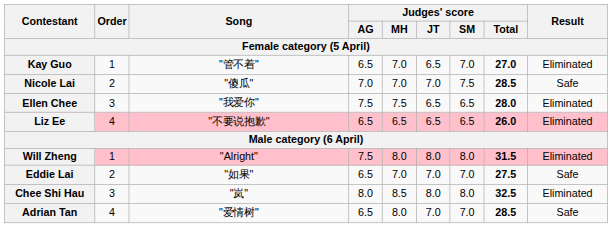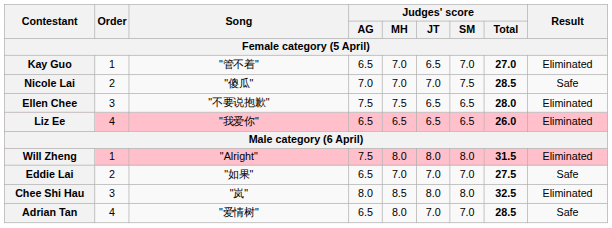(239, 102) "我爱你" -> (239, 102) "不要说抱歉"
(239, 121) "不要说抱歉" -> (239, 121) "我爱你"
